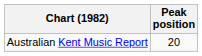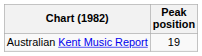(174, 42) 20 -> (174, 42) 19
